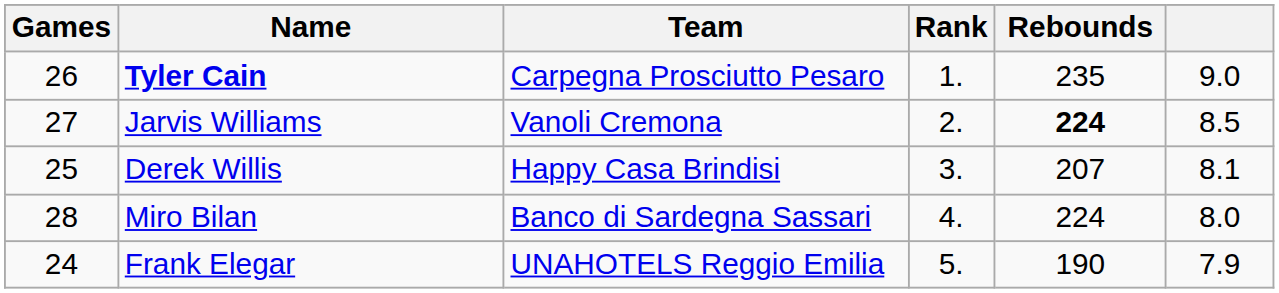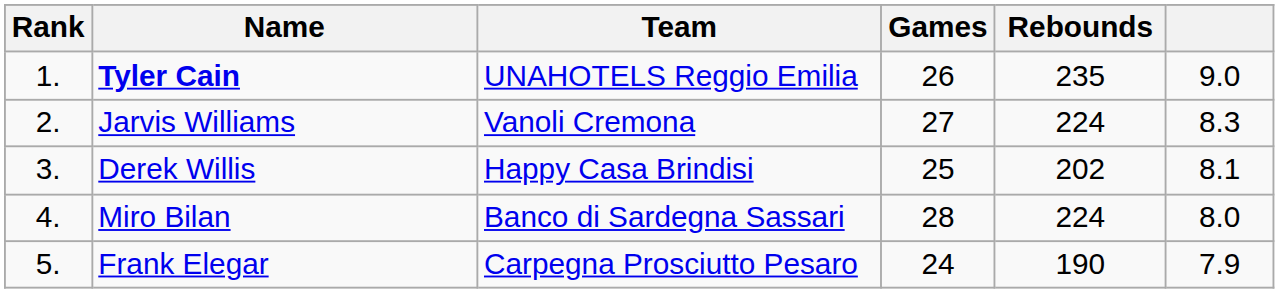columns swapped: (951, 28) <-> (61, 28)
(697, 75) Carpegna Prosciutto Pesaro -> (671, 75) UNAHOTELS Reggio Emilia
(1080, 122) bold -> (1080, 122) normal
(1220, 122) 8.5 -> (1220, 122) 8.3
(1080, 169) 207 -> (1080, 169) 202
(697, 264) UNAHOTELS Reggio Emilia -> (671, 264) Carpegna Prosciutto Pesaro
